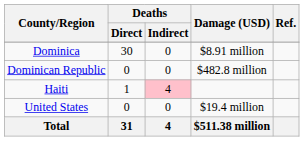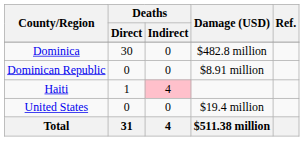(232, 51) $8.91 million -> (232, 51) $482.8 million
(232, 70) $482.8 million -> (232, 70) $8.91 million
